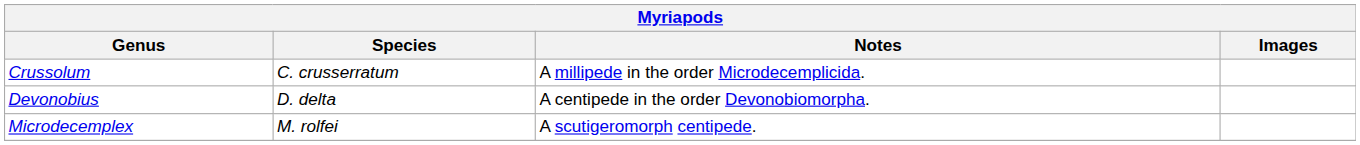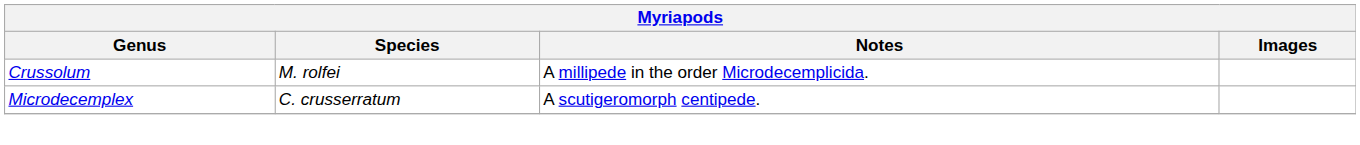(338, 72) C. crusserratum -> (309, 72) M. rolfei
- row: (54, 99)
(307, 126) M. rolfei -> (340, 99) C. crusserratum
